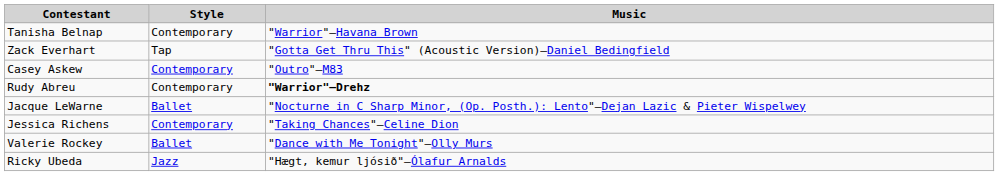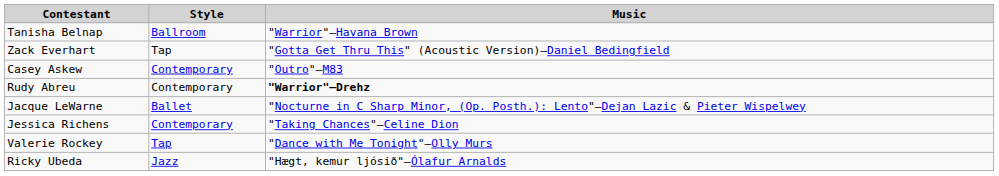(192, 32) Contemporary -> (178, 32) Ballroom
(172, 143) Ballet -> (161, 143) Tap
